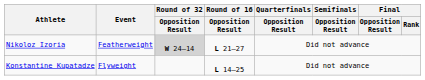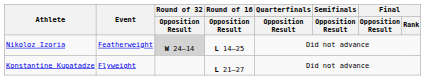(229, 49) L 21–27 -> (229, 49) L 14–25
(229, 69) L 14–25 -> (229, 69) L 21–27
